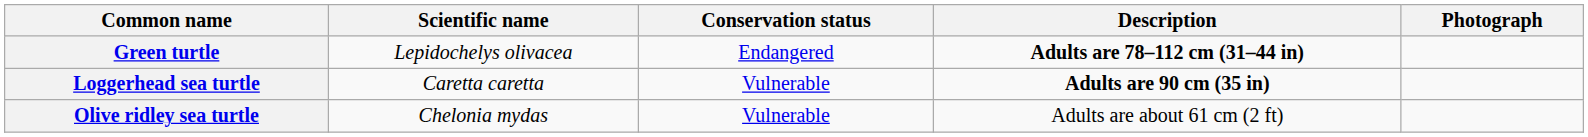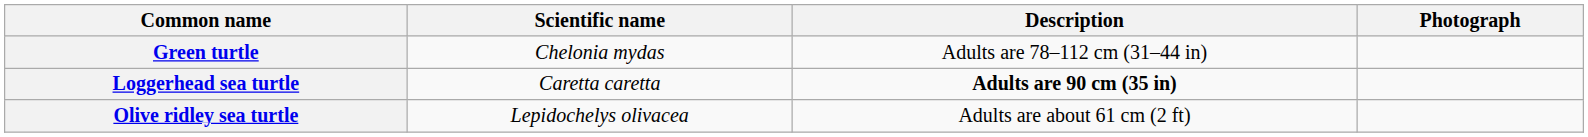- column: (786, 20)
(483, 52) Lepidochelys olivacea -> (600, 52) Chelonia mydas
(1167, 52) bold -> (1074, 52) normal
(483, 115) Chelonia mydas -> (600, 115) Lepidochelys olivacea
